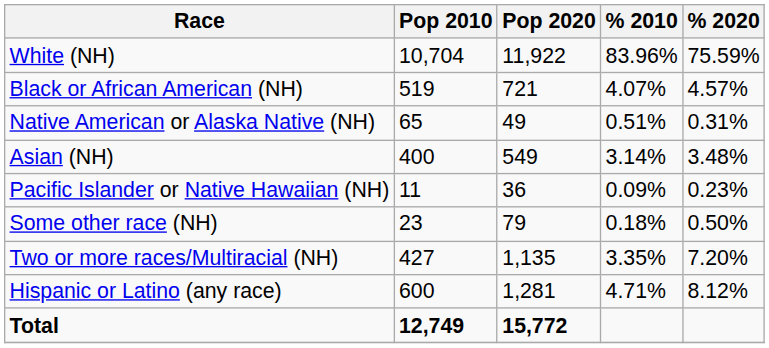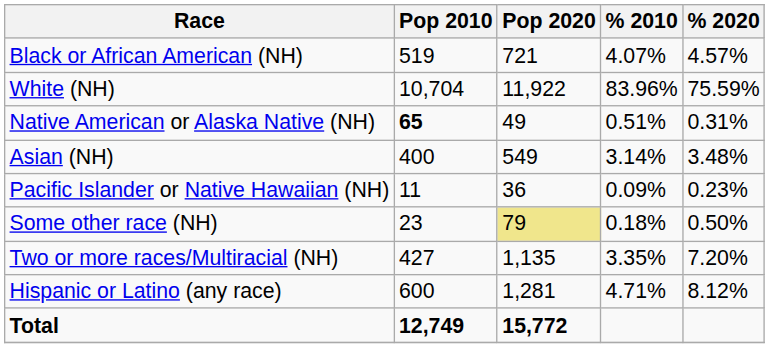rows swapped: (62, 55) <-> (156, 88)
(411, 122) normal -> (411, 122) bold
(514, 223) no background -> (514, 223) khaki background
